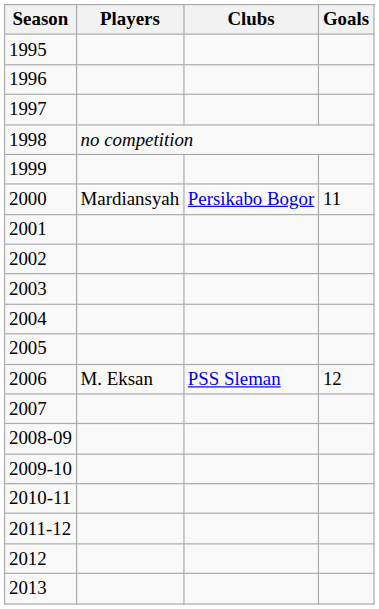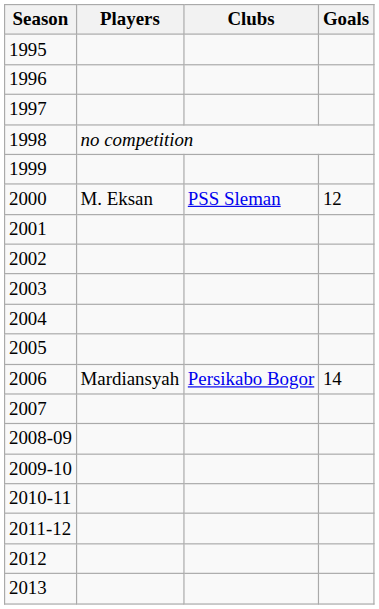(130, 199) Mardiansyah -> (117, 199) M. Eksan
(251, 199) Persikabo Bogor -> (234, 199) PSS Sleman
(332, 199) 11 -> (332, 199) 12
(117, 378) M. Eksan -> (130, 378) Mardiansyah
(234, 378) PSS Sleman -> (251, 378) Persikabo Bogor
(332, 378) 12 -> (332, 378) 14
